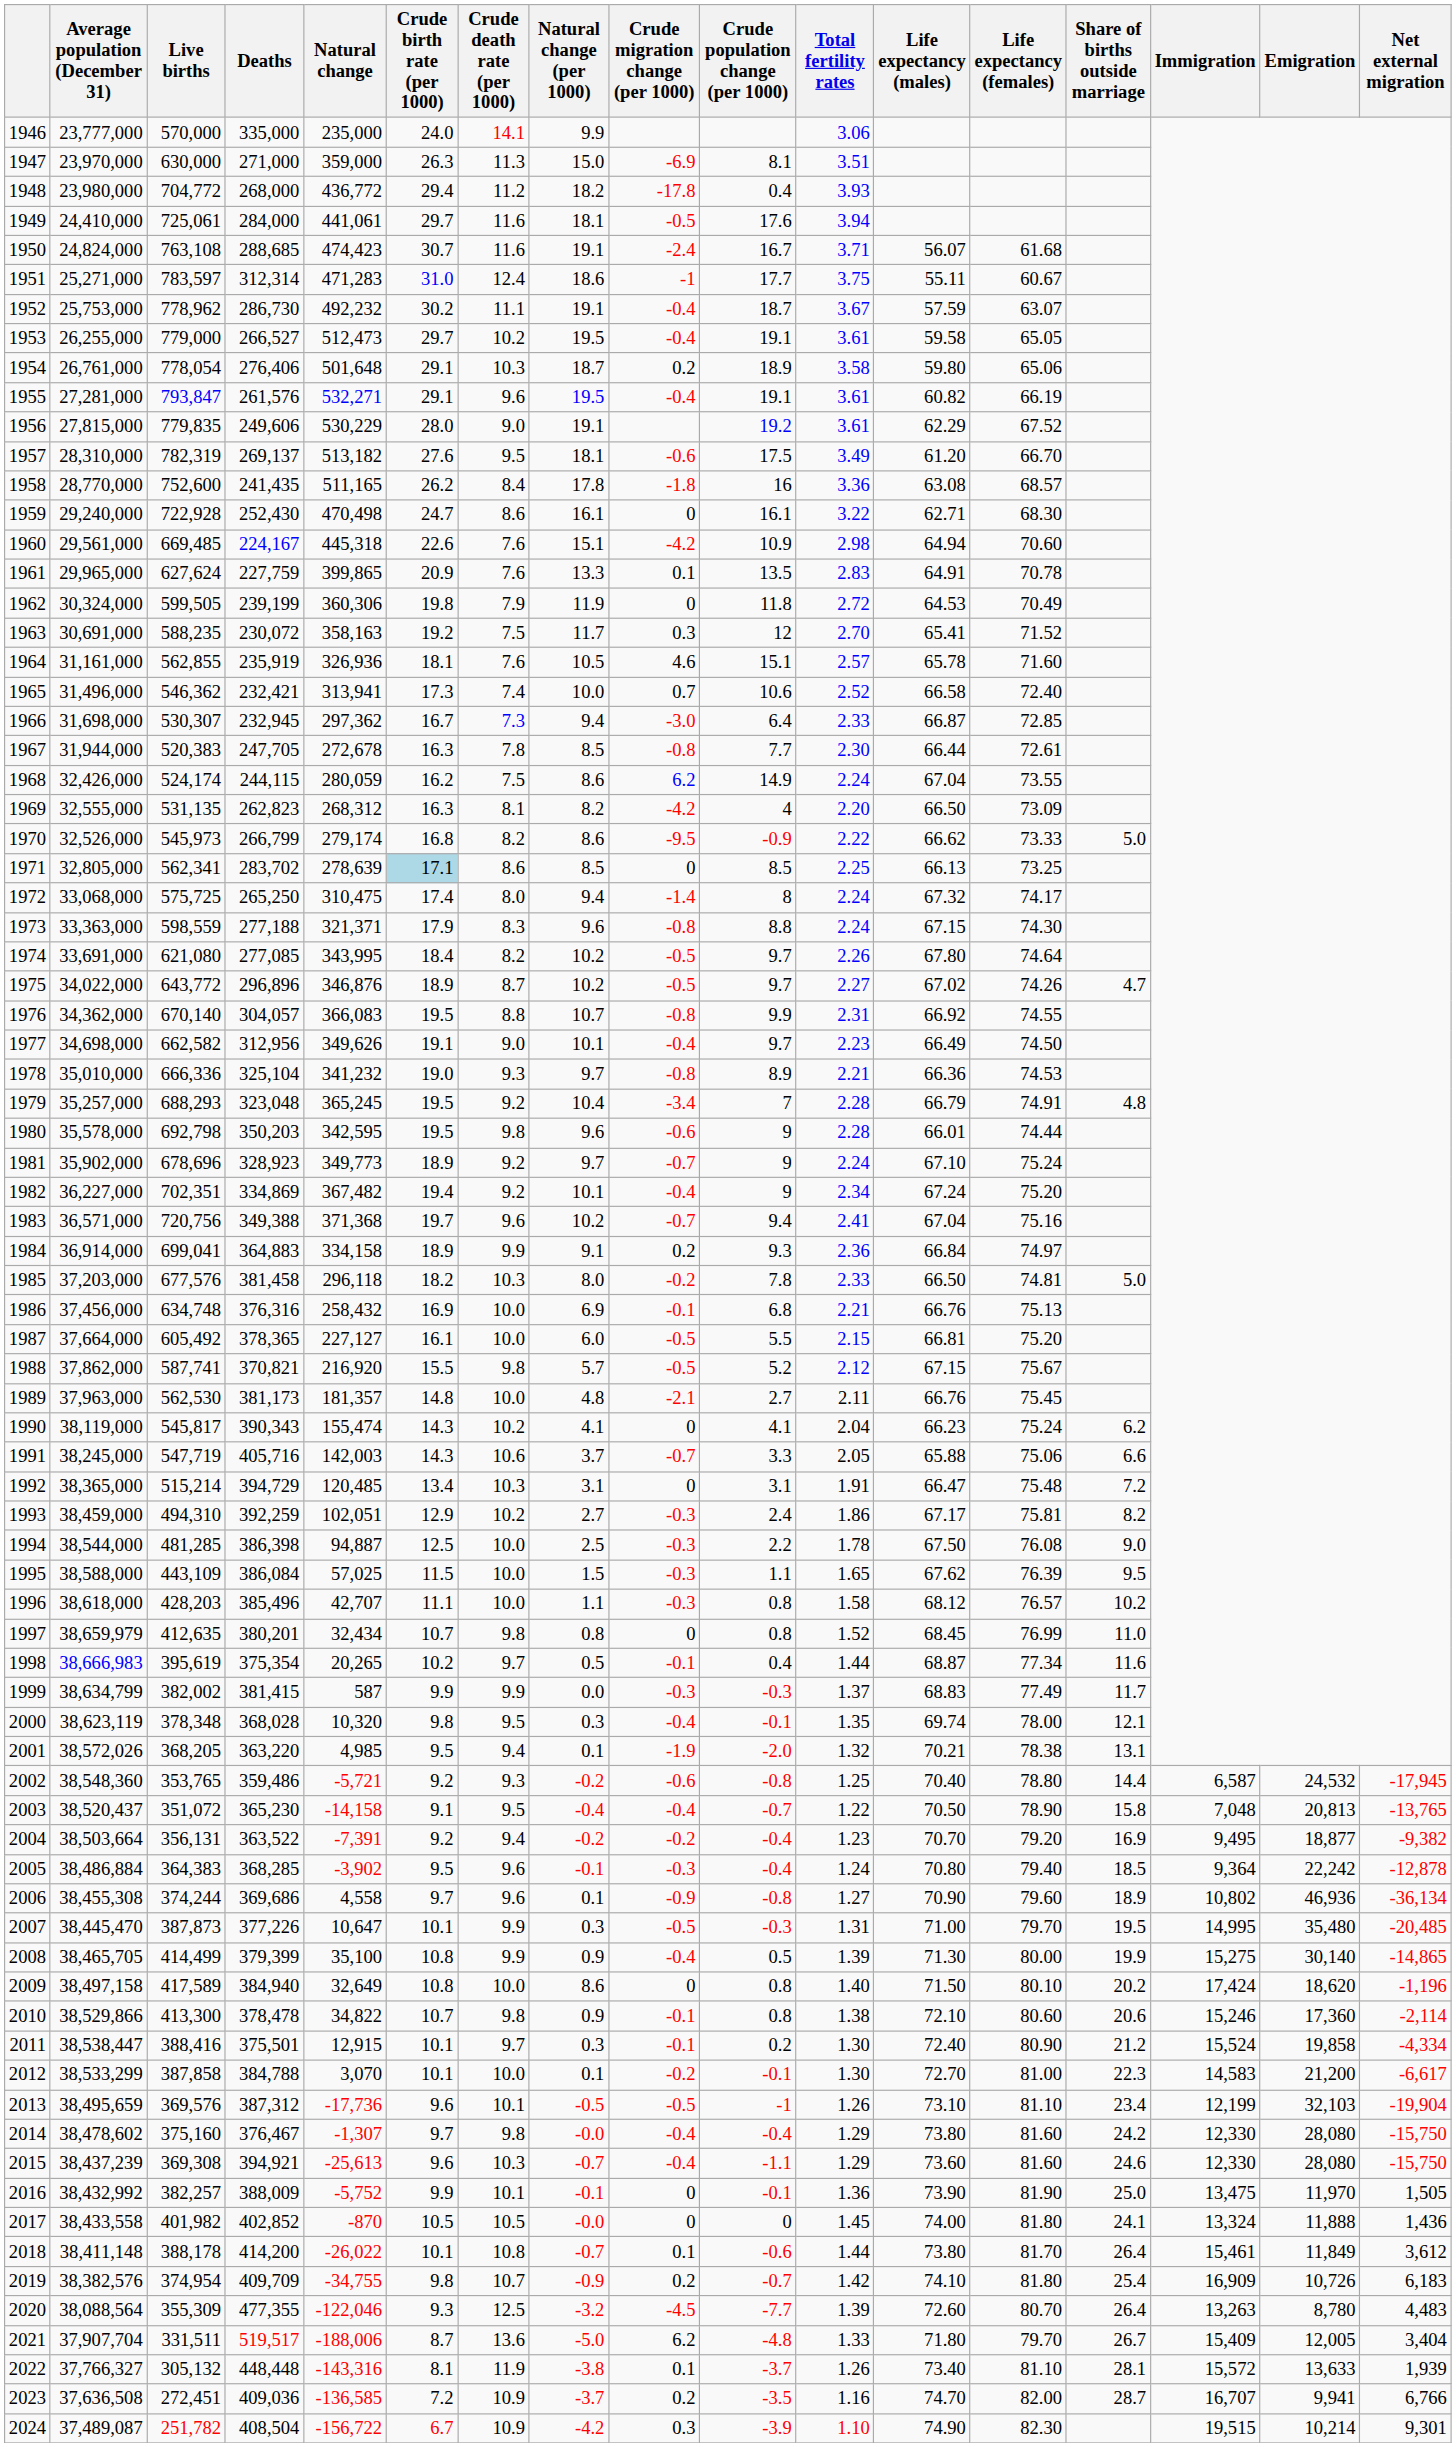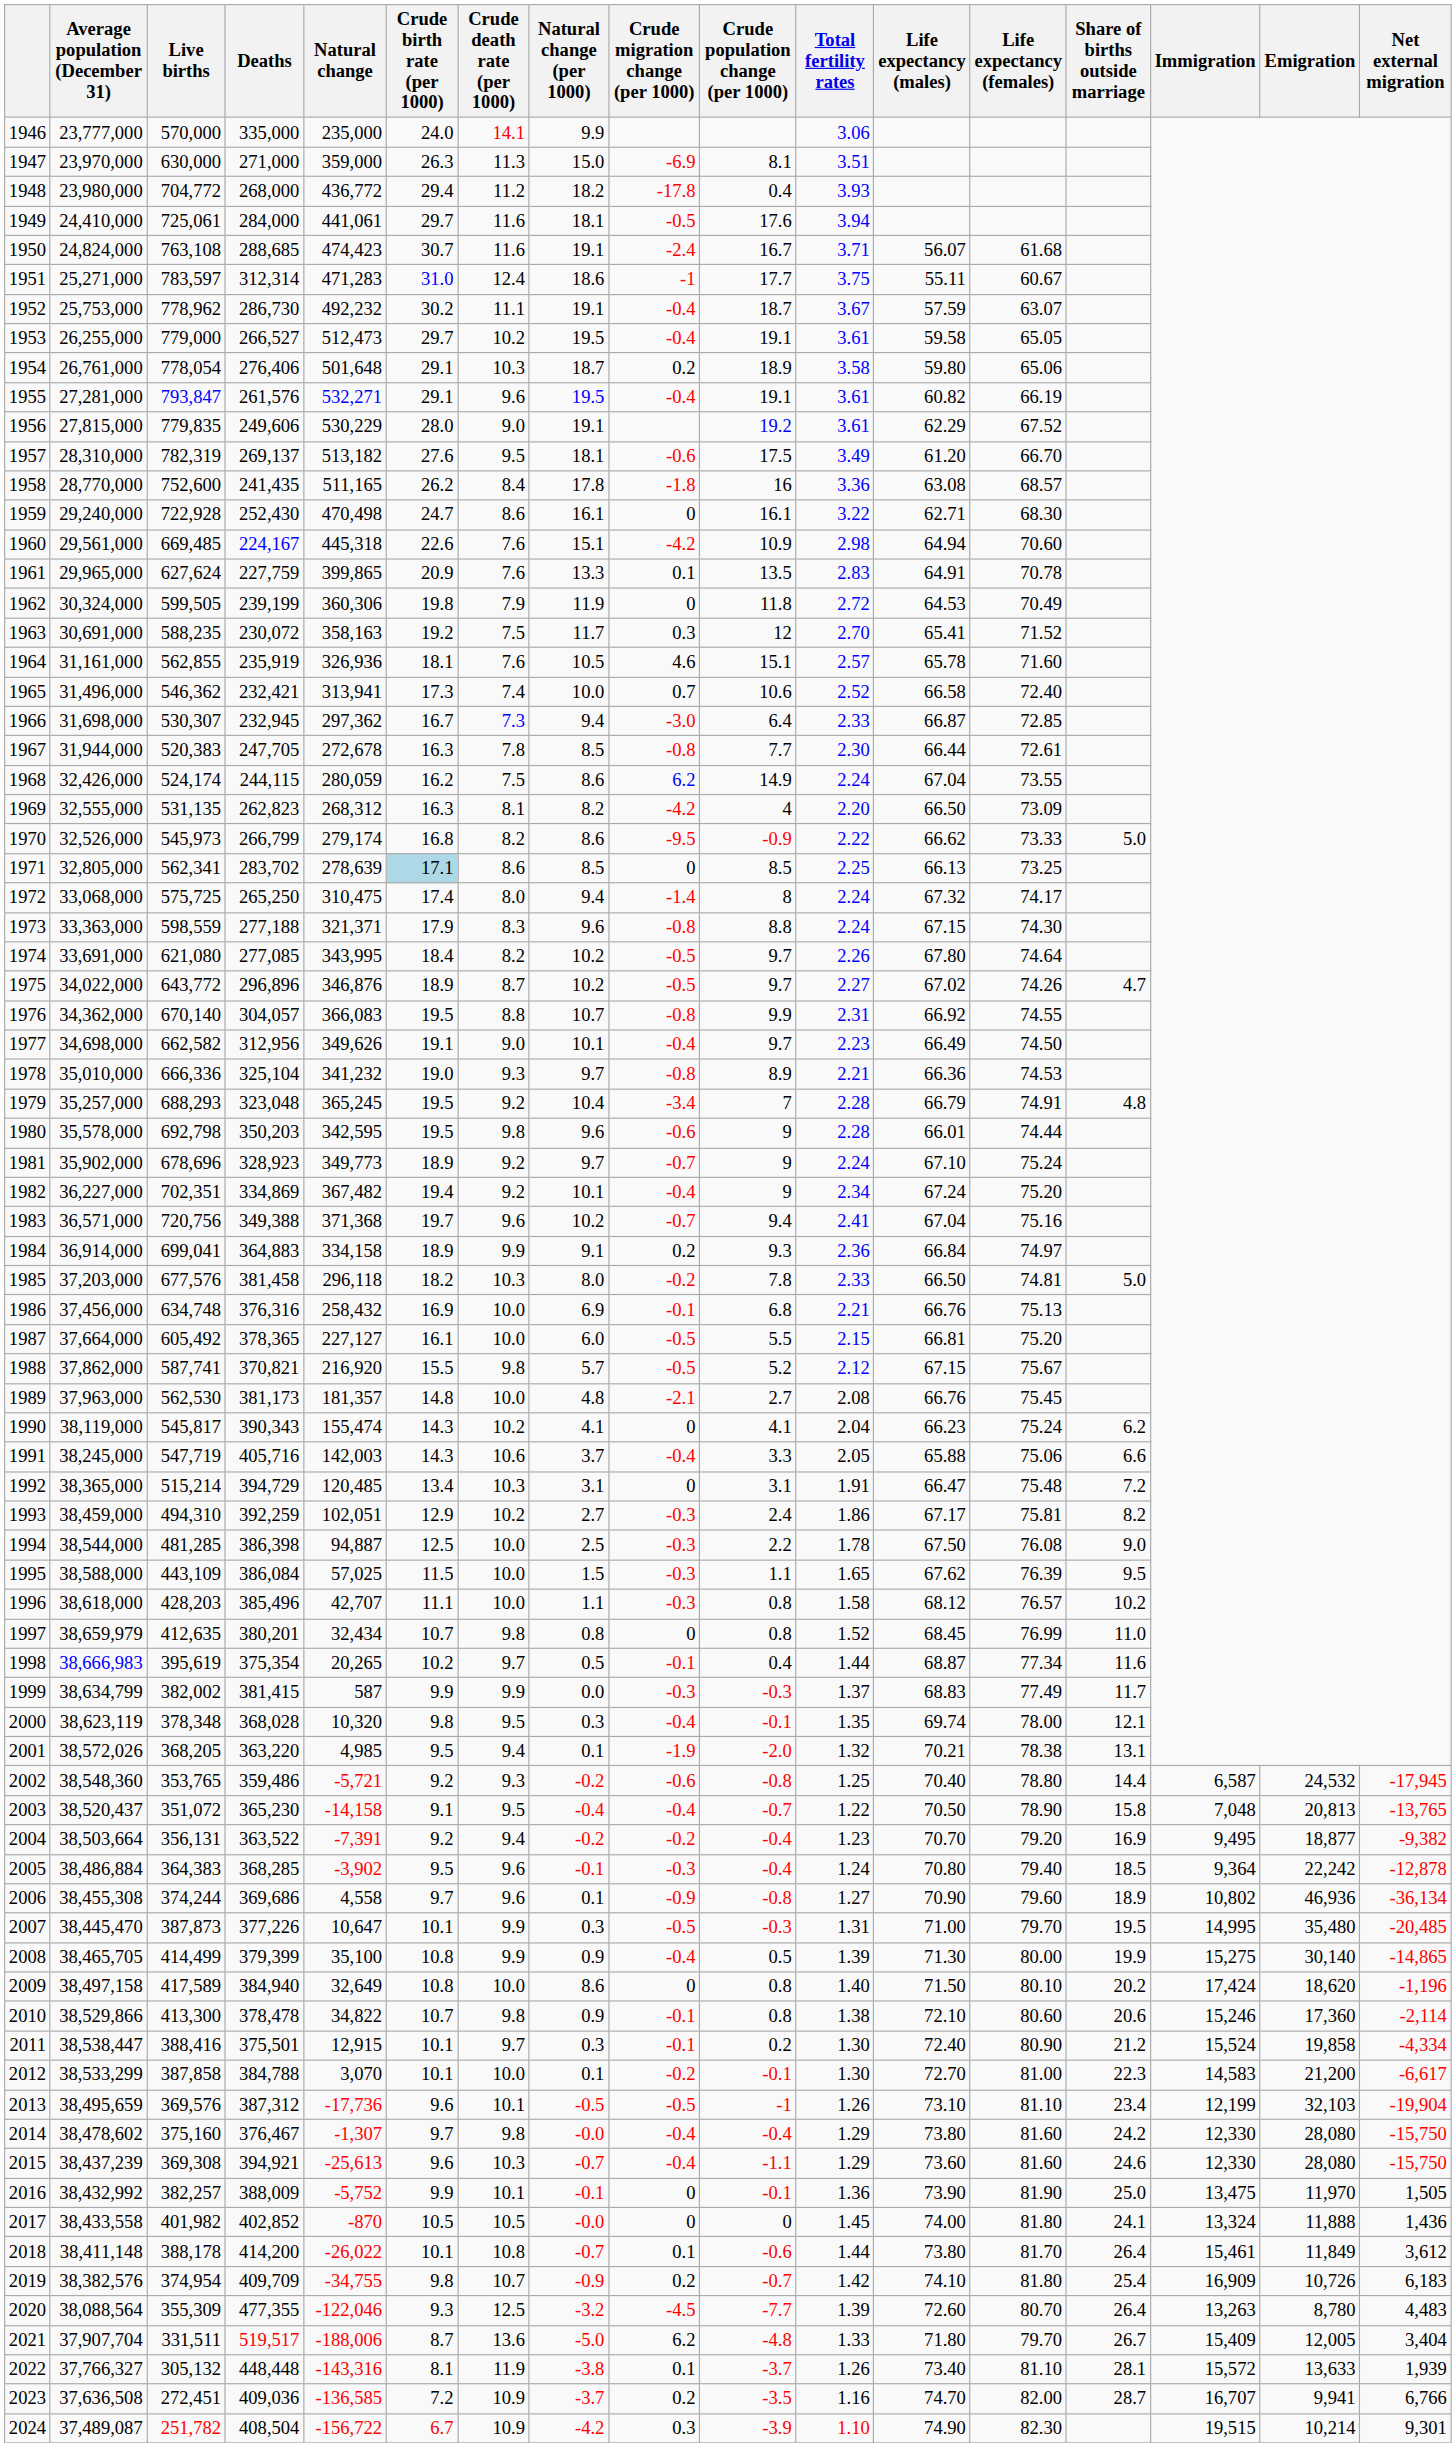(854, 1397) 2.11 -> (853, 1397) 2.08
(681, 1456) -0.7 -> (681, 1456) -0.4
